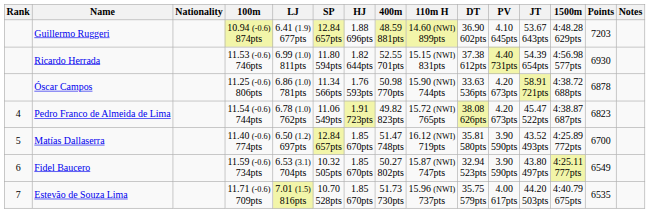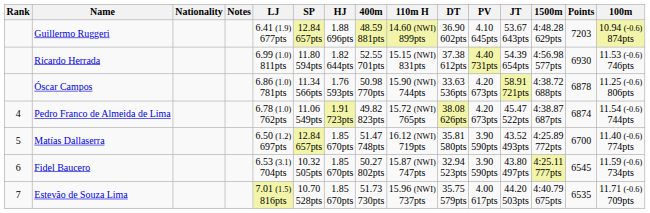columns swapped: (249, 12) <-> (631, 12)
(601, 114) 6823 -> (581, 114) 6874
(601, 168) 6549 -> (581, 168) 6545
